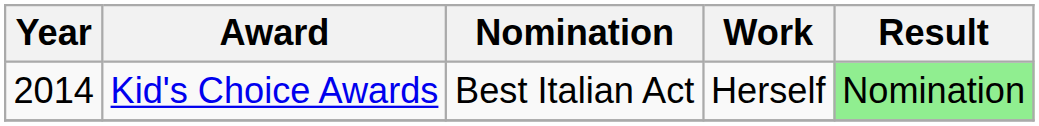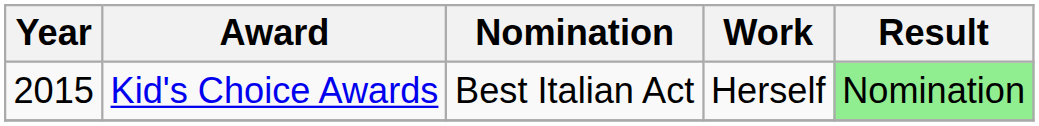(54, 90) 2014 -> (54, 90) 2015
